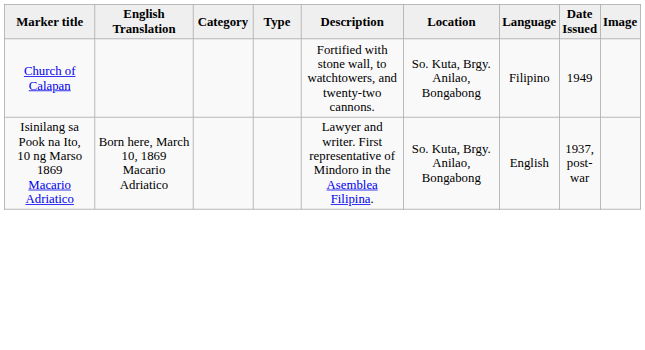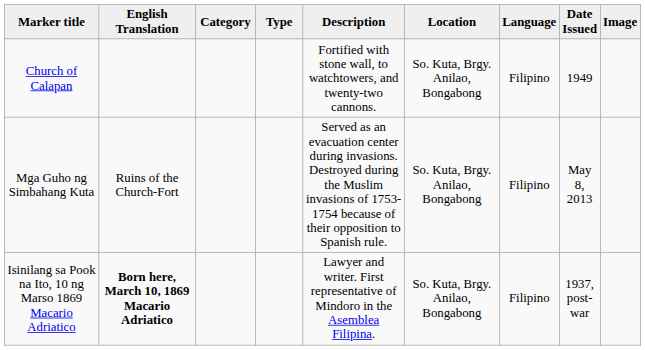+ row: (51, 184)
(144, 163) normal -> (147, 298) bold
(529, 163) English -> (529, 298) Filipino
